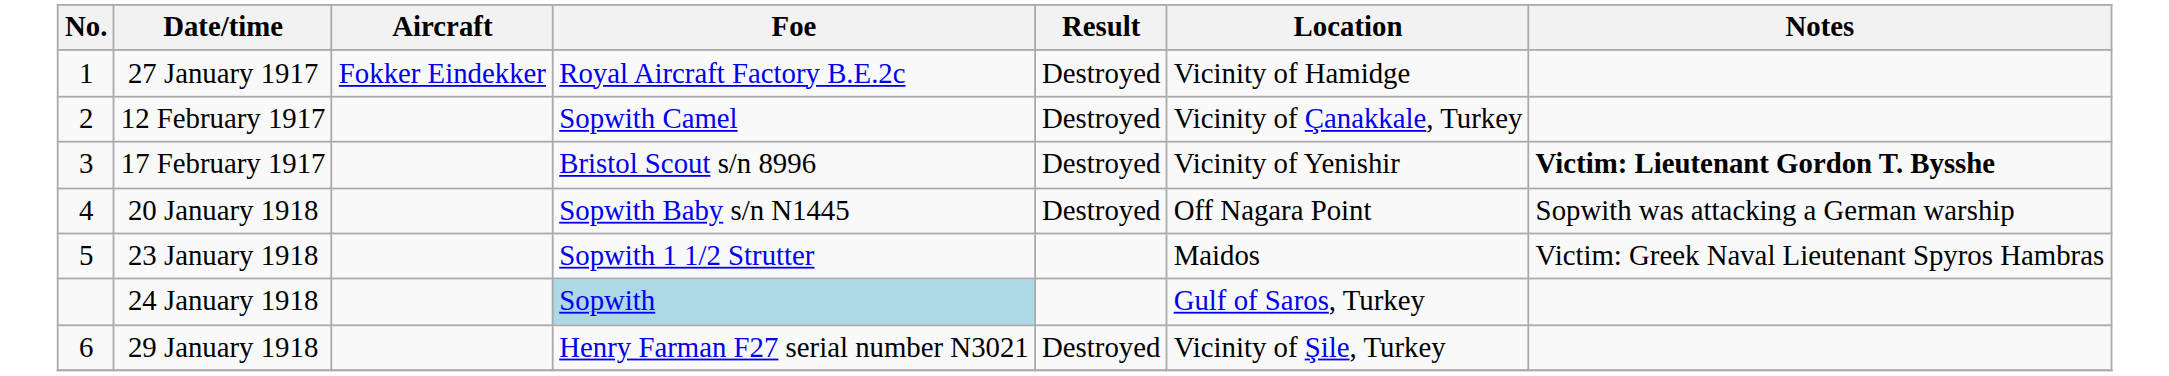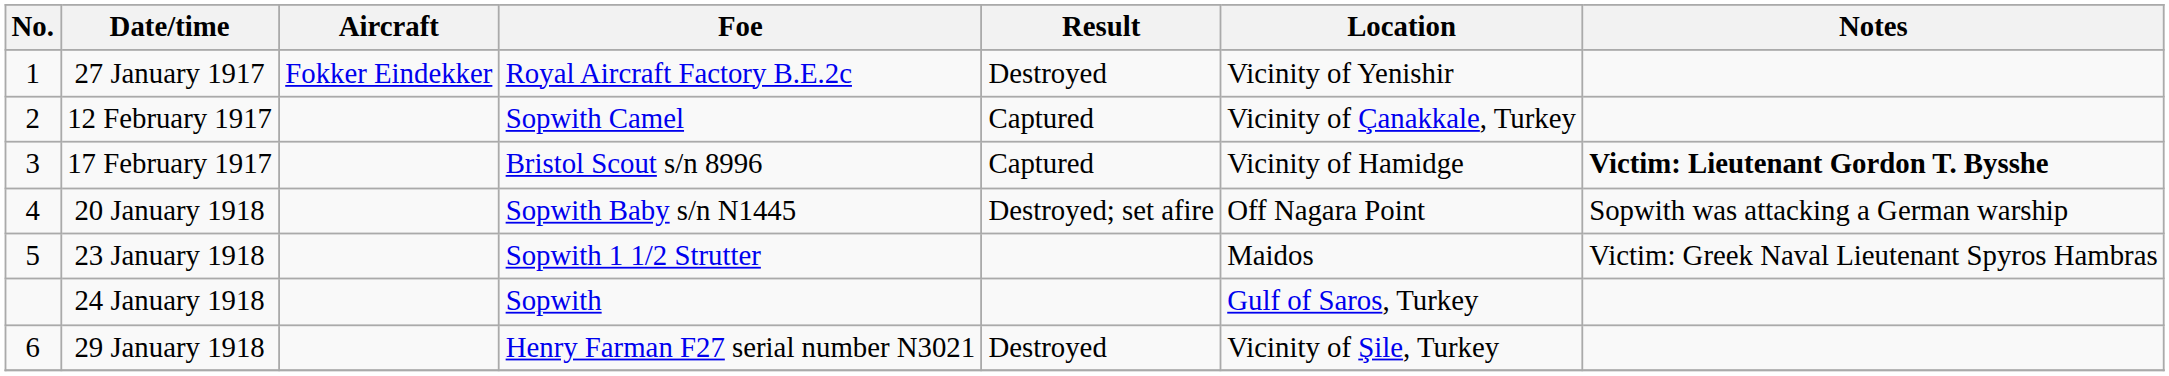(1292, 73) Vicinity of Hamidge -> (1340, 73) Vicinity of Yenishir
(1101, 118) Destroyed -> (1041, 118) Captured
(1101, 164) Destroyed -> (1041, 164) Captured
(1287, 164) Vicinity of Yenishir -> (1346, 164) Vicinity of Hamidge
(1101, 210) Destroyed -> (1101, 210) Destroyed; set afire
(607, 301) lightblue background -> (554, 301) no background
